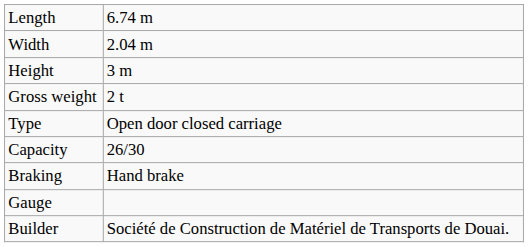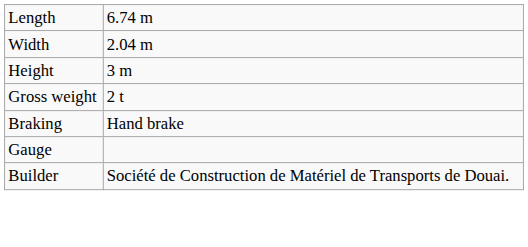- row: (25, 123)
- row: (38, 149)
